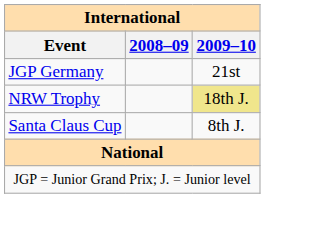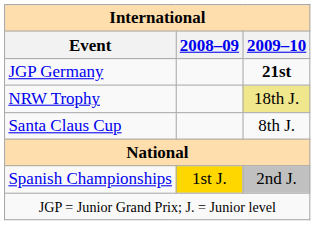(226, 71) normal -> (277, 71) bold
+ row: (90, 179)
